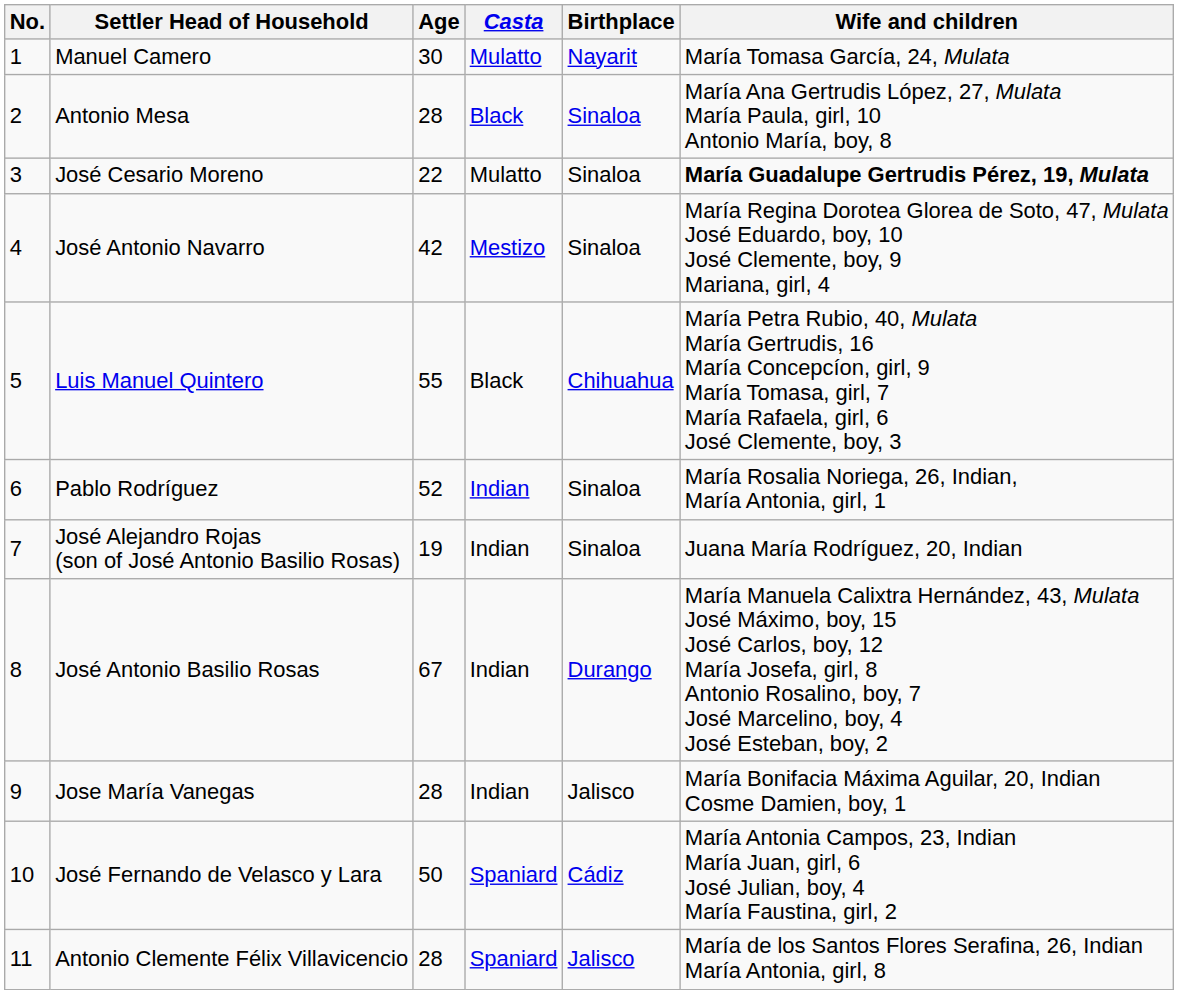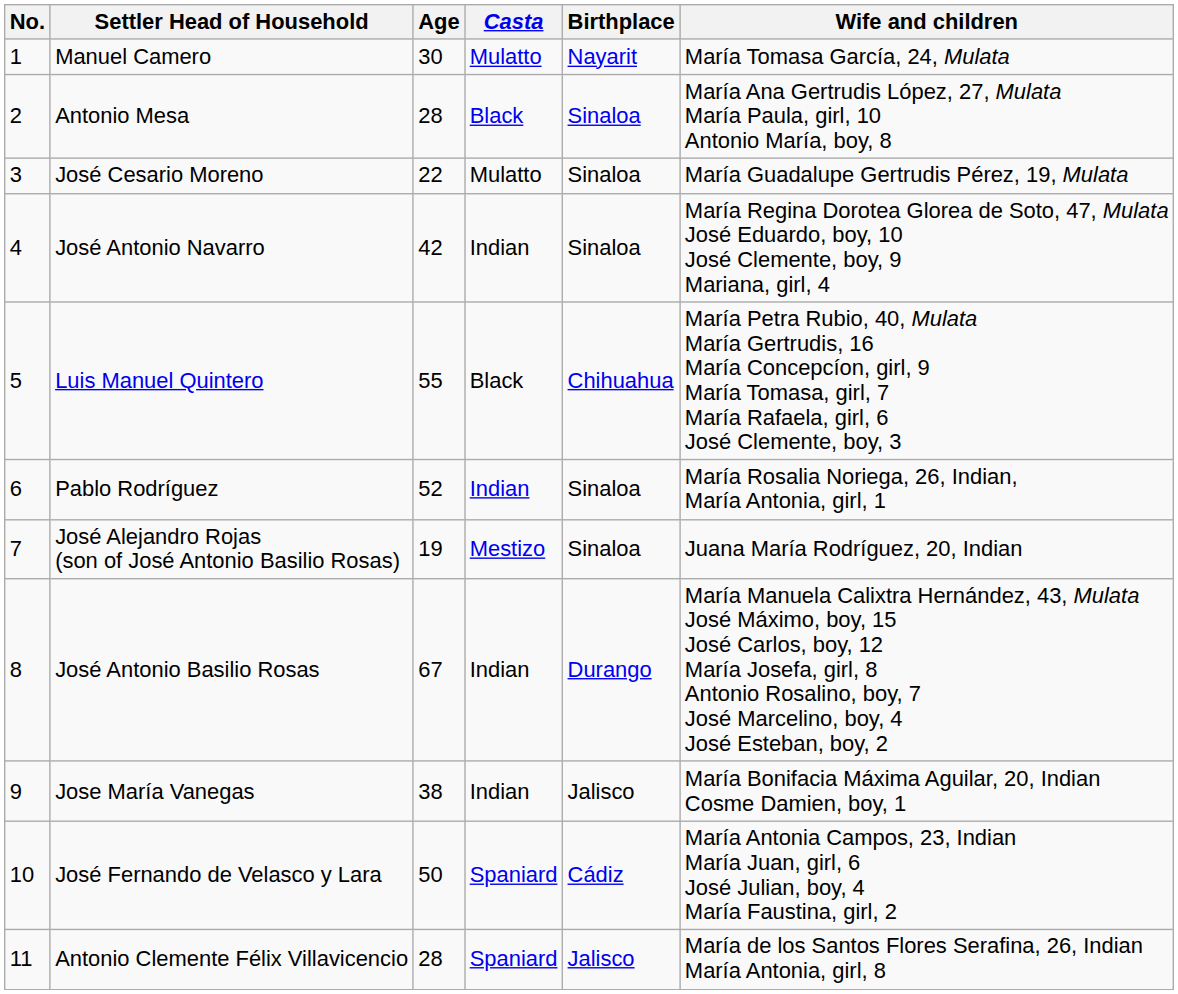(917, 175) bold -> (907, 175) normal
(507, 247) Mestizo -> (500, 247) Indian
(500, 548) Indian -> (507, 548) Mestizo
(430, 790) 28 -> (430, 790) 38
